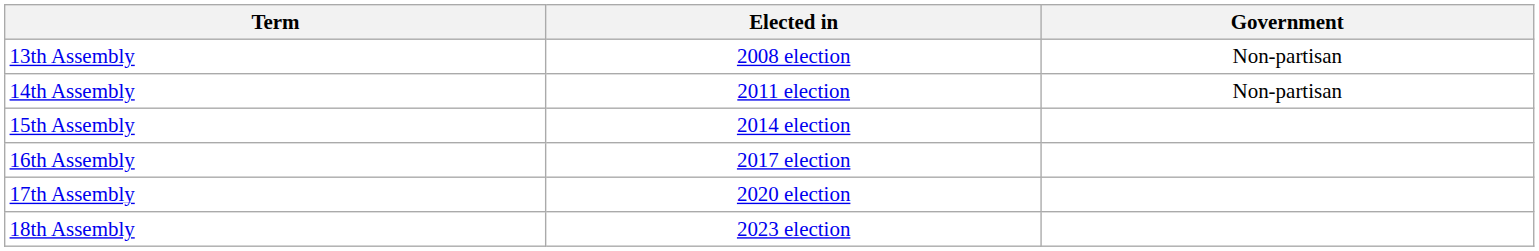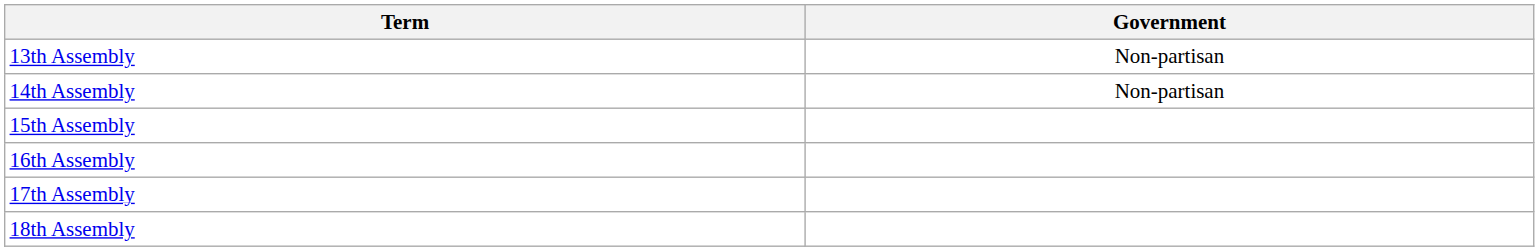- column: (794, 21)
